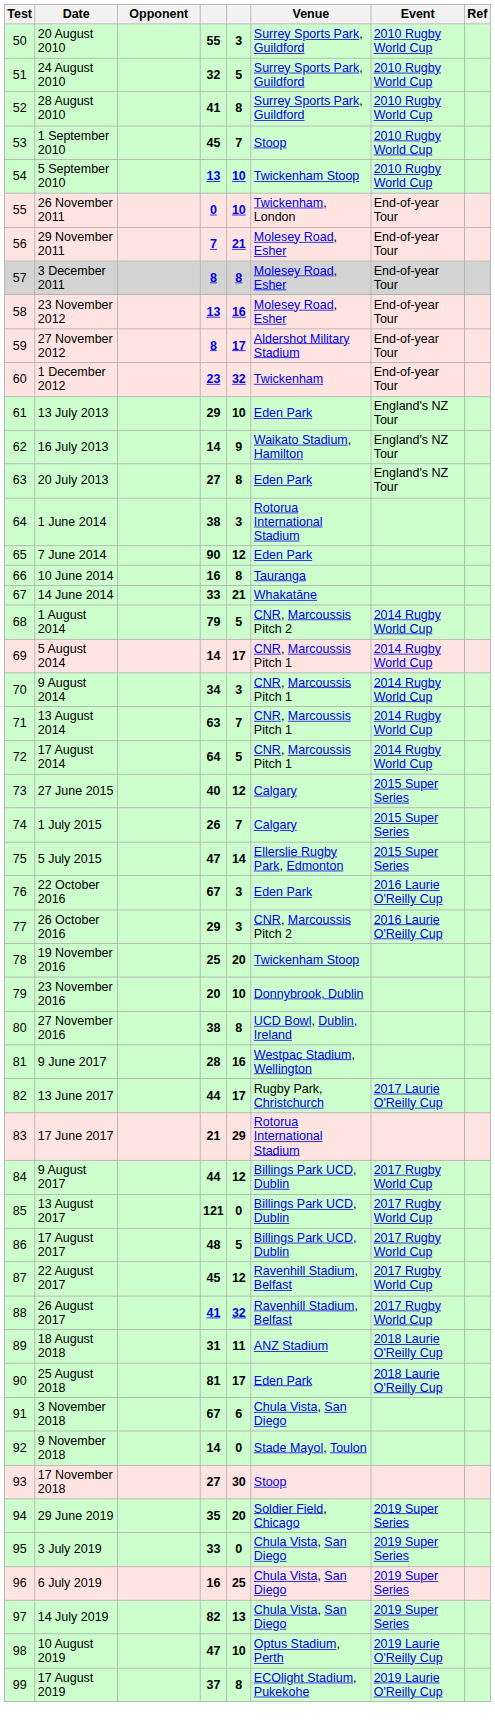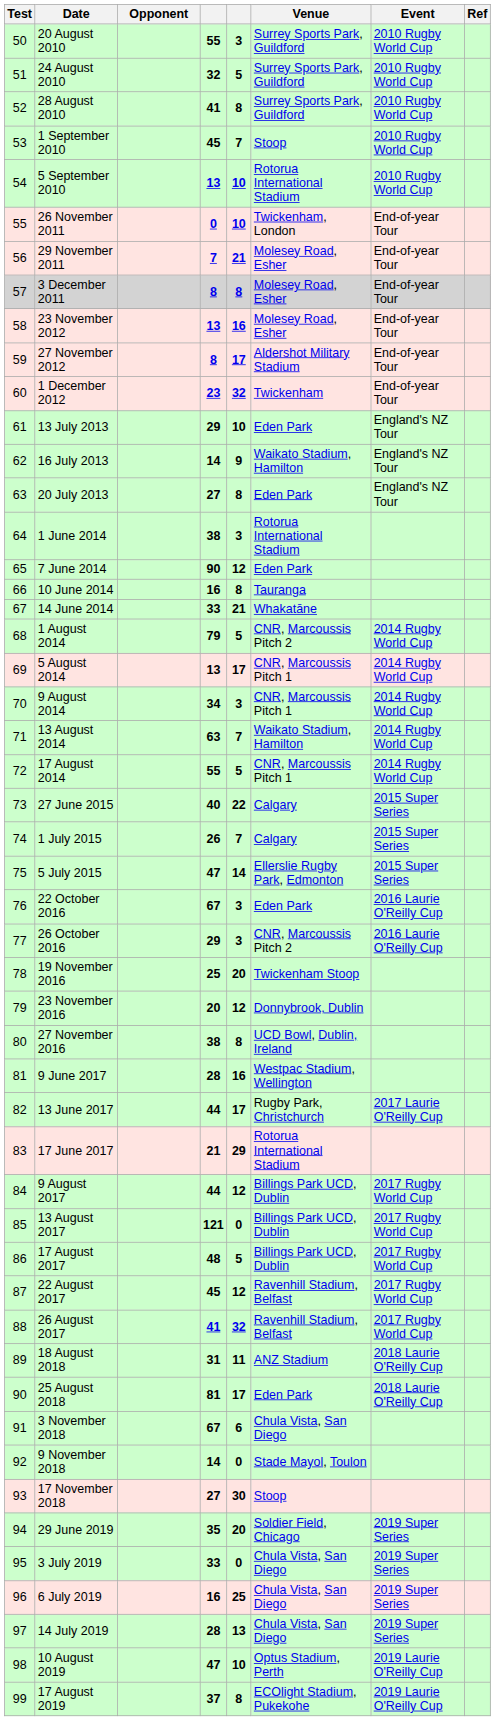(307, 176) Twickenham Stoop -> (288, 183) Rotorua International Stadium
(213, 655) 14 -> (213, 669) 13
(302, 723) CNR, Marcoussis Pitch 1 -> (303, 737) Waikato Stadium, Hamilton
(213, 757) 64 -> (213, 771) 55
(239, 791) 12 -> (239, 805) 22
(239, 994) 10 -> (239, 1008) 12
(213, 1617) 82 -> (213, 1631) 28
